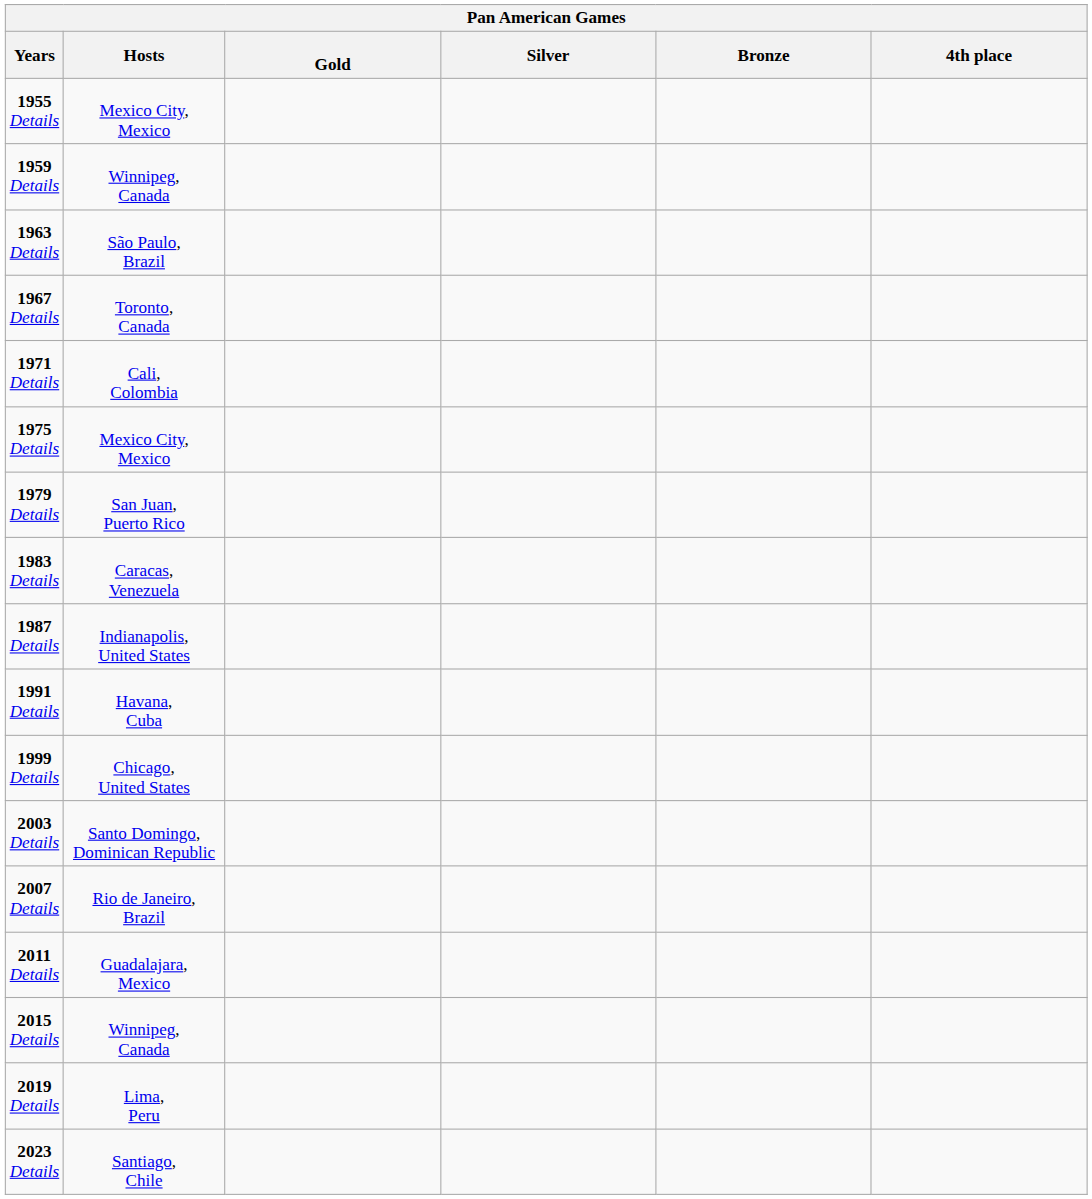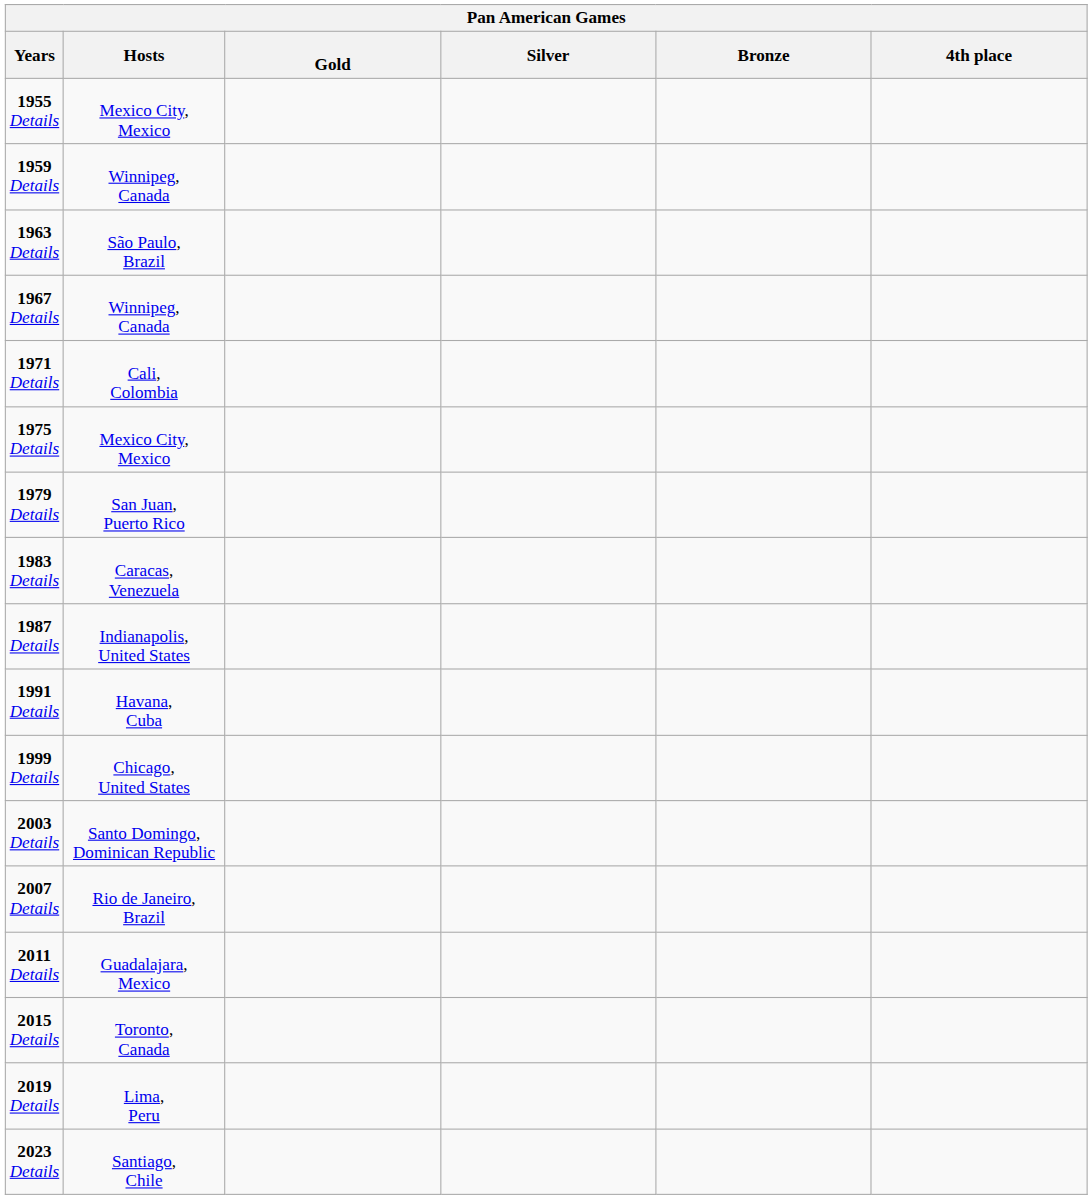(144, 317) Toronto, Canada -> (144, 317) Winnipeg, Canada
(144, 1039) Winnipeg, Canada -> (144, 1039) Toronto, Canada
